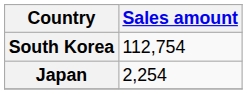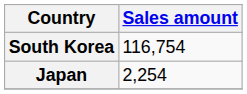(154, 46) 112,754 -> (154, 46) 116,754
